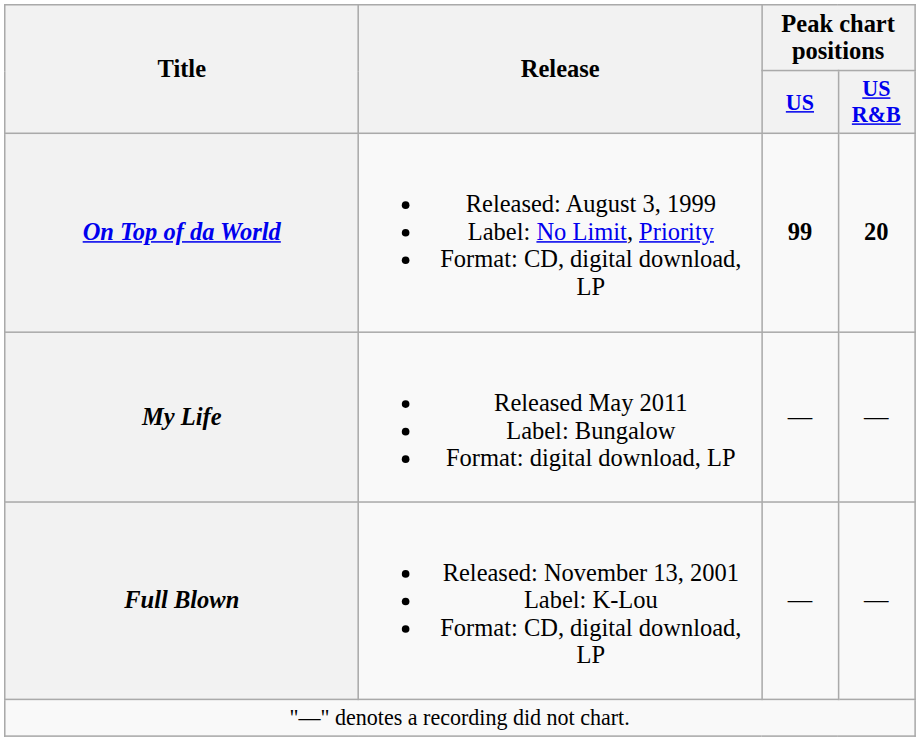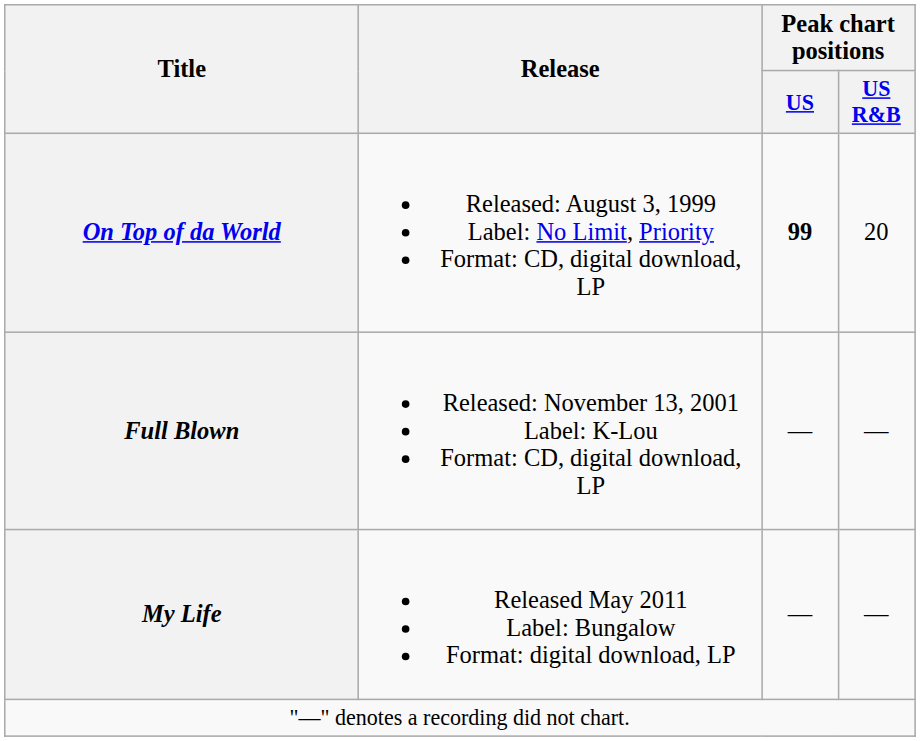(876, 232) bold -> (876, 232) normal
rows swapped: (182, 600) <-> (182, 416)
